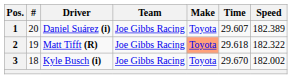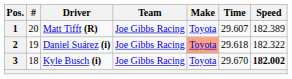(77, 29) Daniel Suárez (i) -> (70, 29) Matt Tifft (R)
(70, 45) Matt Tifft (R) -> (77, 45) Daniel Suárez (i)
(269, 61) normal -> (269, 61) bold
